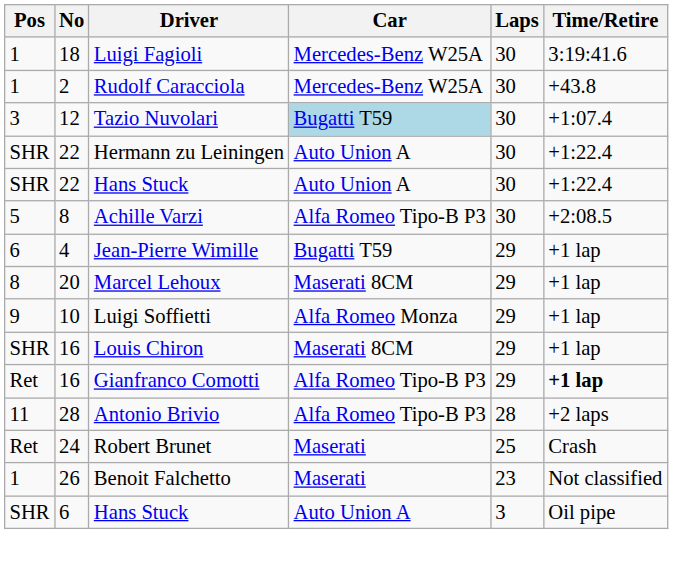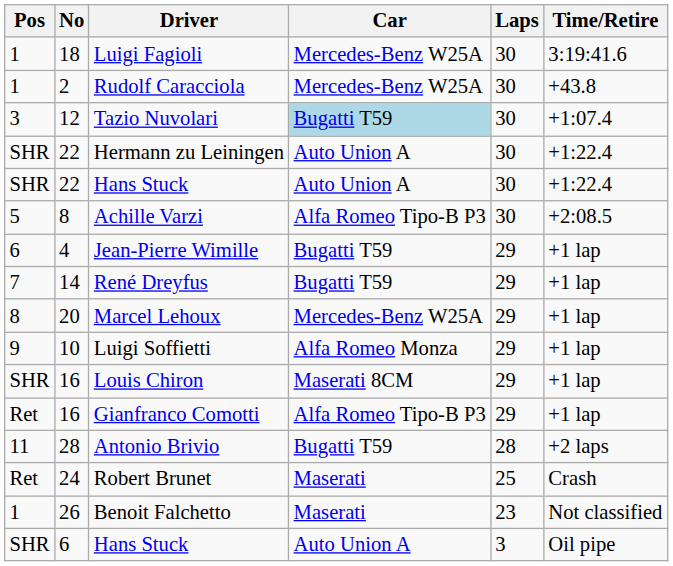+ row: (69, 282)
(354, 282) Maserati 8CM -> (388, 315) Mercedes-Benz W25A
(576, 380) bold -> (575, 413) normal
(390, 413) Alfa Romeo Tipo-B P3 -> (343, 446) Bugatti T59
